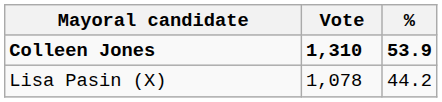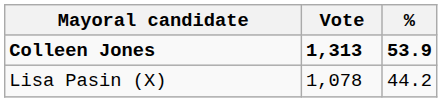(334, 50) 1,310 -> (334, 50) 1,313
